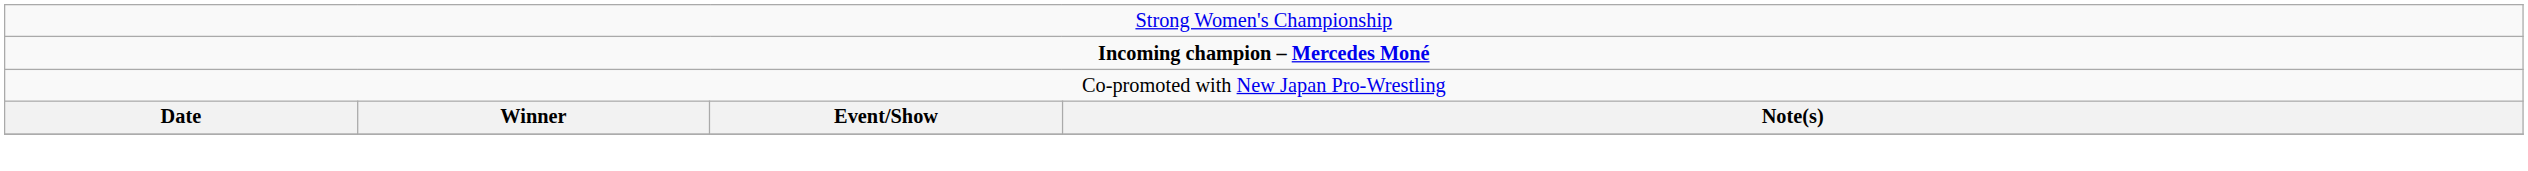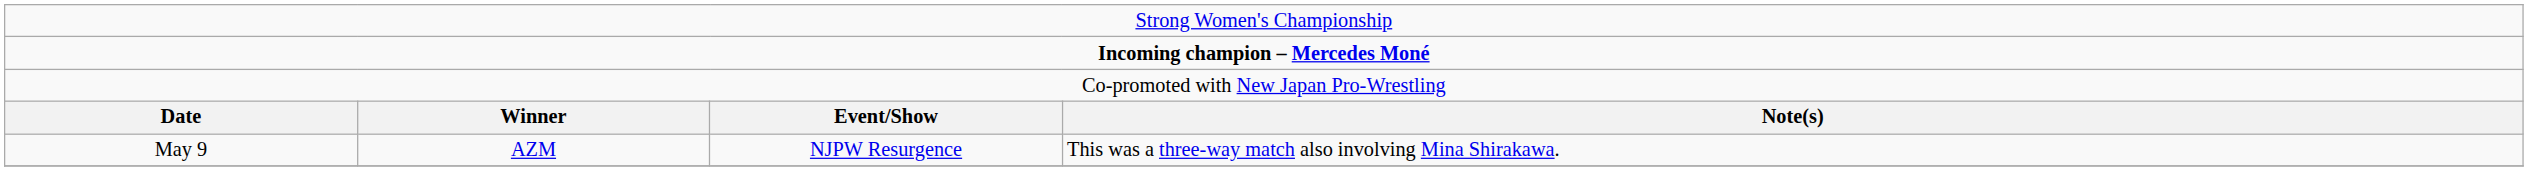+ row: (181, 149)
